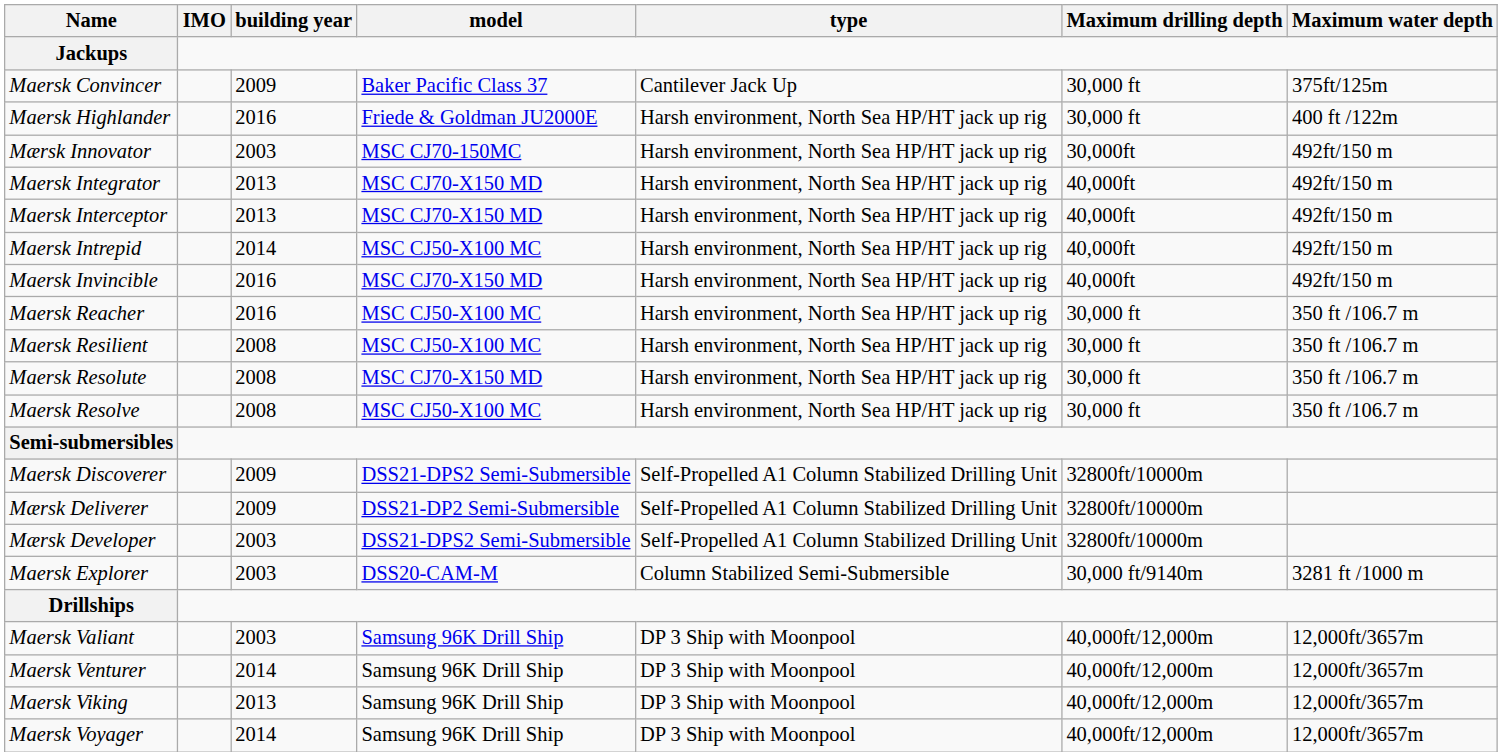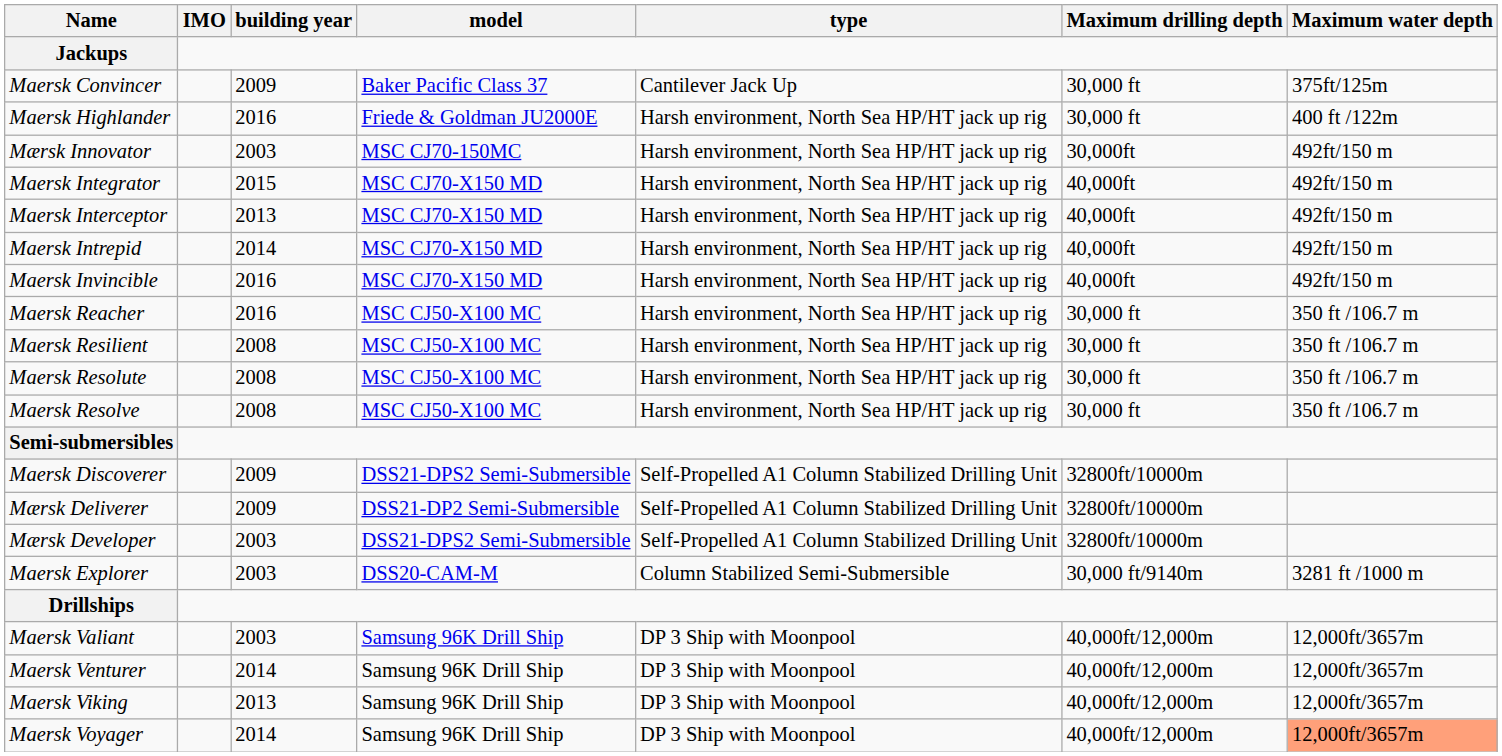(256, 183) 2013 -> (256, 183) 2015
(451, 248) MSC CJ50-X100 MC -> (452, 248) MSC CJ70-X150 MD
(452, 378) MSC CJ70-X150 MD -> (451, 378) MSC CJ50-X100 MC
(1358, 735) no background -> (1358, 735) lightsalmon background
